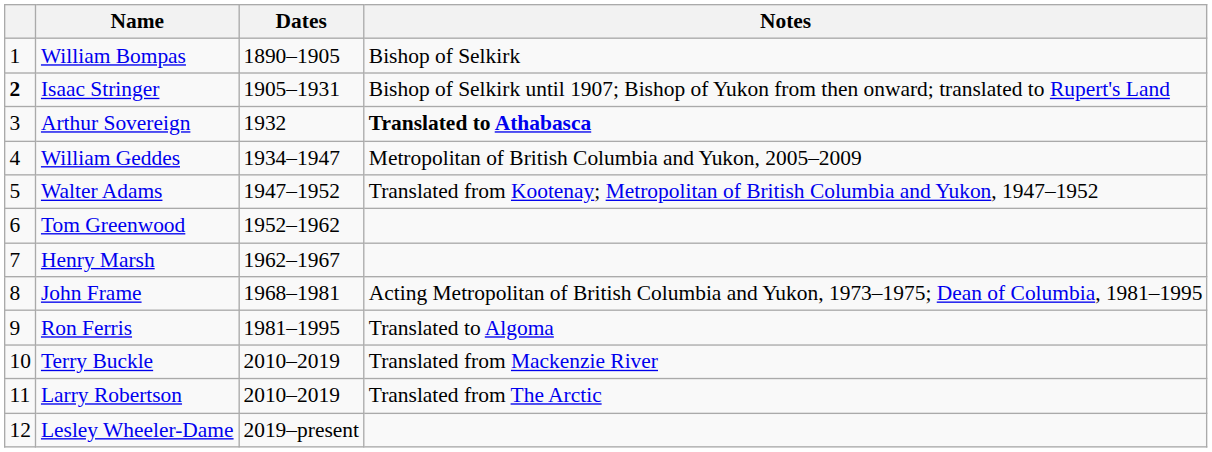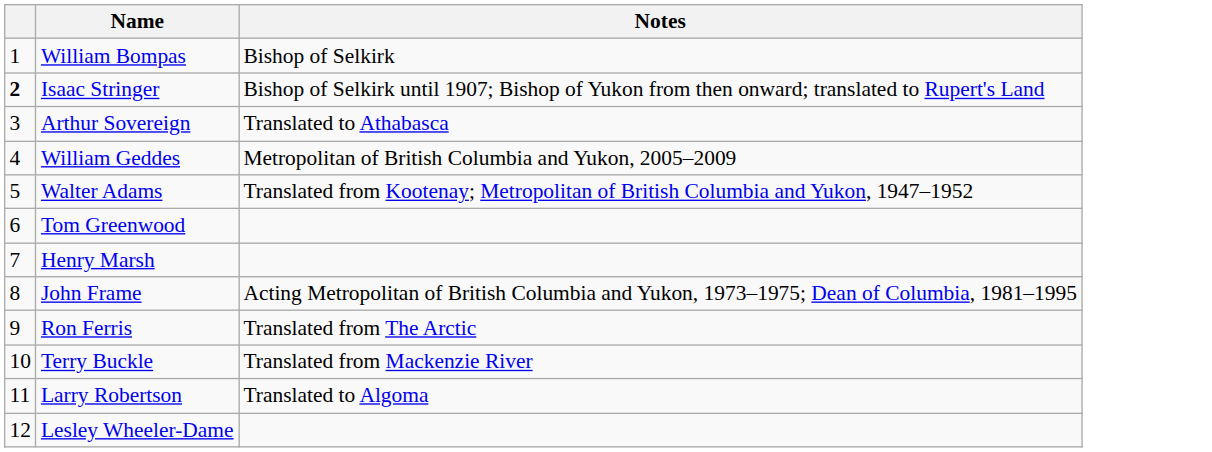- column: (301, 21)
(480, 123) bold -> (346, 123) normal
(461, 327) Translated to Algoma -> (360, 327) Translated from The Arctic
(485, 395) Translated from The Arctic -> (336, 395) Translated to Algoma
